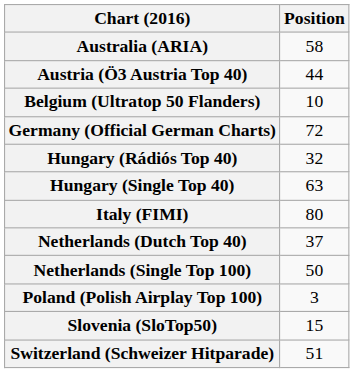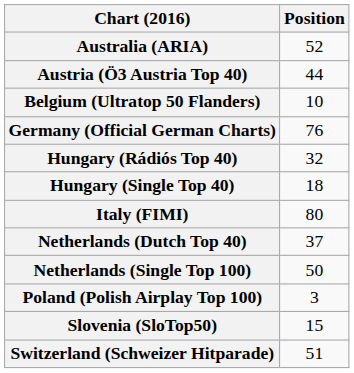(314, 46) 58 -> (314, 46) 52
(314, 130) 72 -> (314, 130) 76
(314, 185) 63 -> (314, 185) 18
